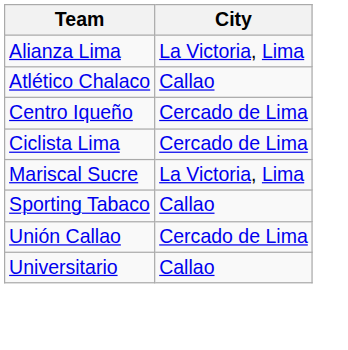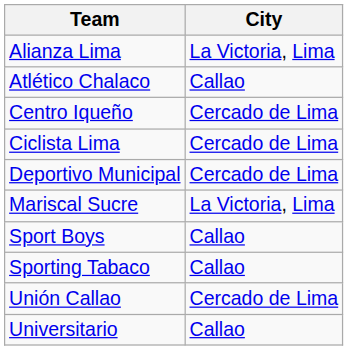+ row: (95, 174)
+ row: (57, 236)
